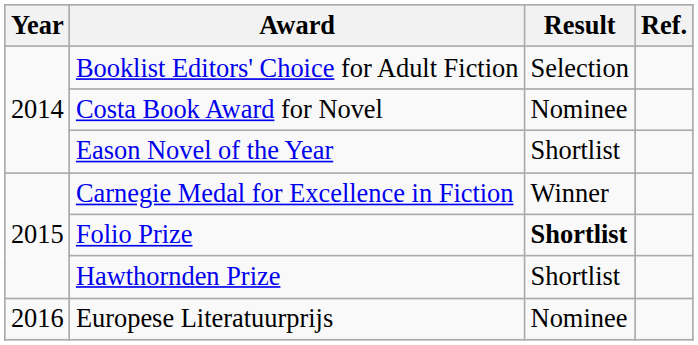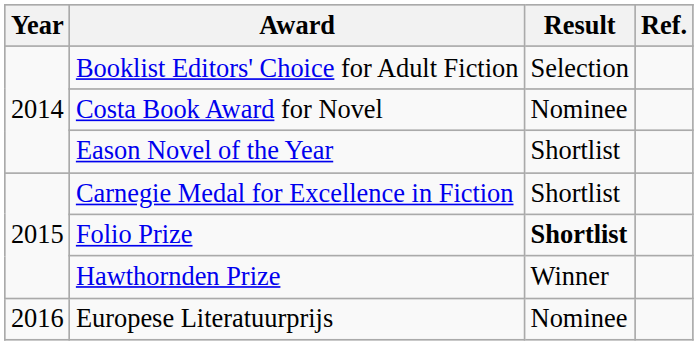(570, 192) Winner -> (575, 192) Shortlist
(575, 276) Shortlist -> (570, 276) Winner
